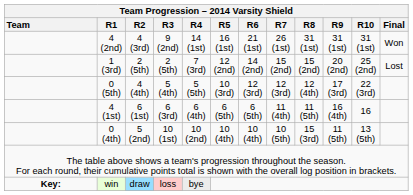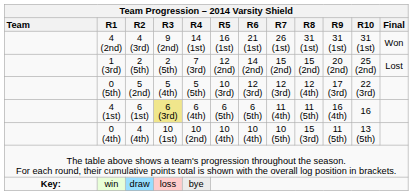(140, 89) 4 (4th) -> (140, 89) 5 (2nd)
(168, 111) no background -> (168, 111) khaki background
(140, 134) 5 (2nd) -> (140, 134) 4 (4th)
